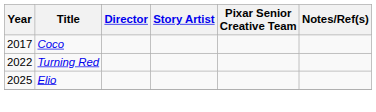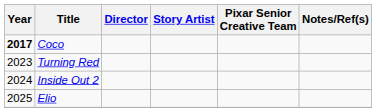(20, 44) normal -> (20, 44) bold
(20, 62) 2022 -> (20, 62) 2023
+ row: (68, 80)
